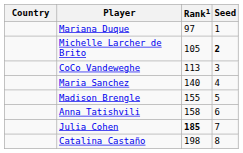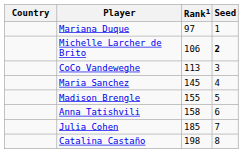(192, 48) 105 -> (192, 48) 106
(192, 83) 140 -> (192, 83) 145
(192, 127) bold -> (192, 127) normal
